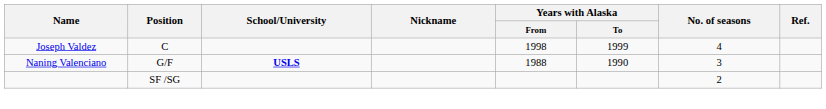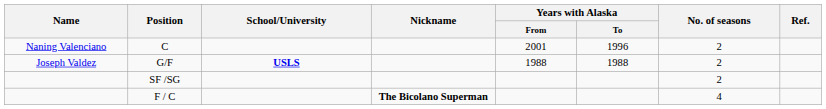(66, 46) Joseph Valdez -> (66, 46) Naning Valenciano
(536, 46) 1998 -> (536, 46) 2001
(618, 46) 1999 -> (618, 46) 1996
(719, 46) 4 -> (719, 46) 2
(66, 63) Naning Valenciano -> (66, 63) Joseph Valdez
(618, 63) 1990 -> (618, 63) 1988
(719, 63) 3 -> (719, 63) 2
+ row: (165, 96)
